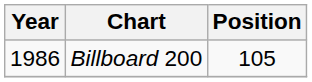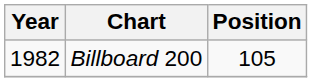(35, 58) 1986 -> (35, 58) 1982
